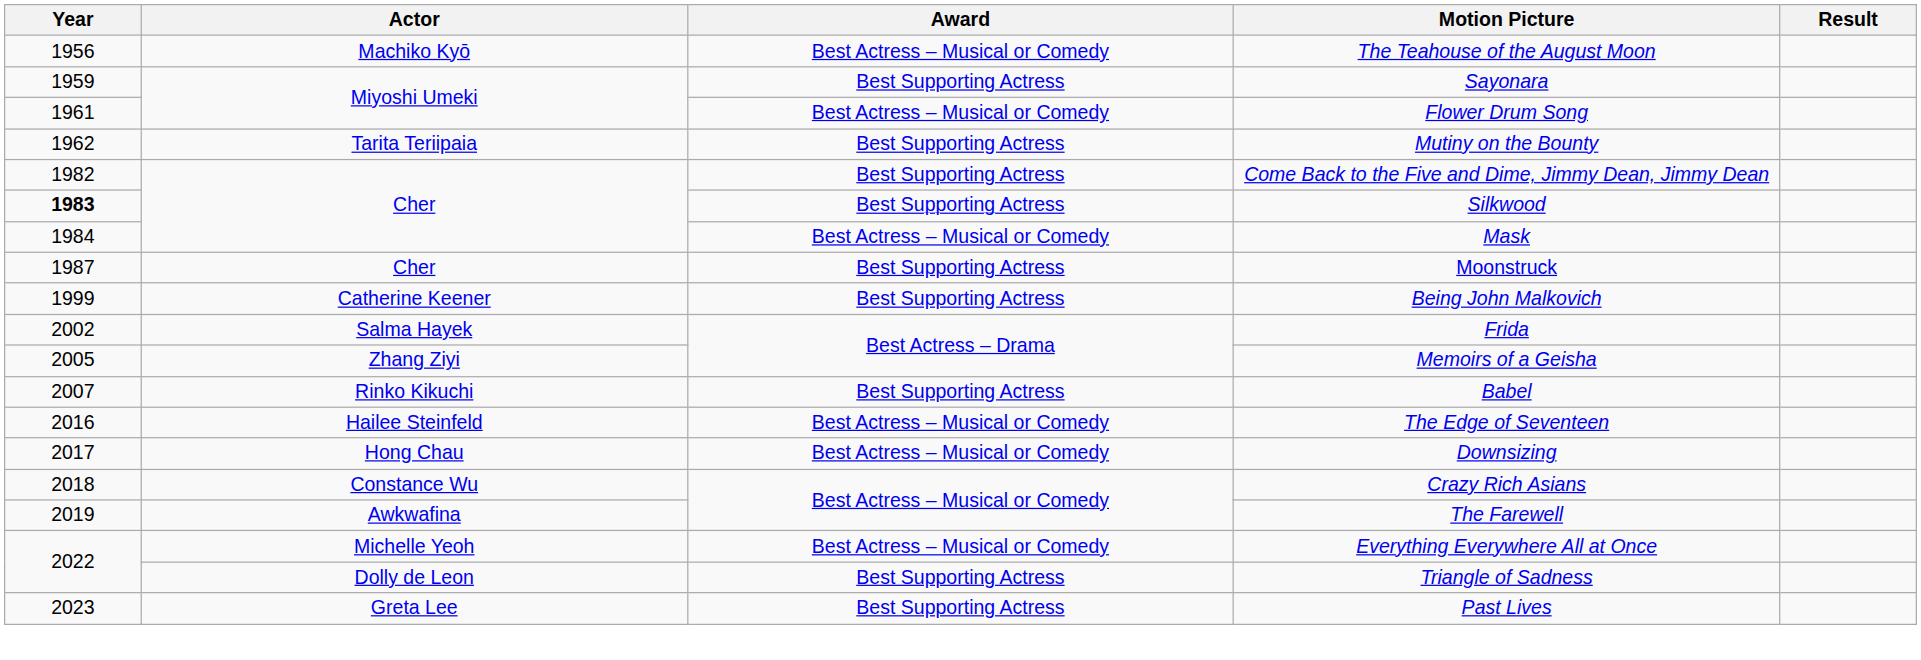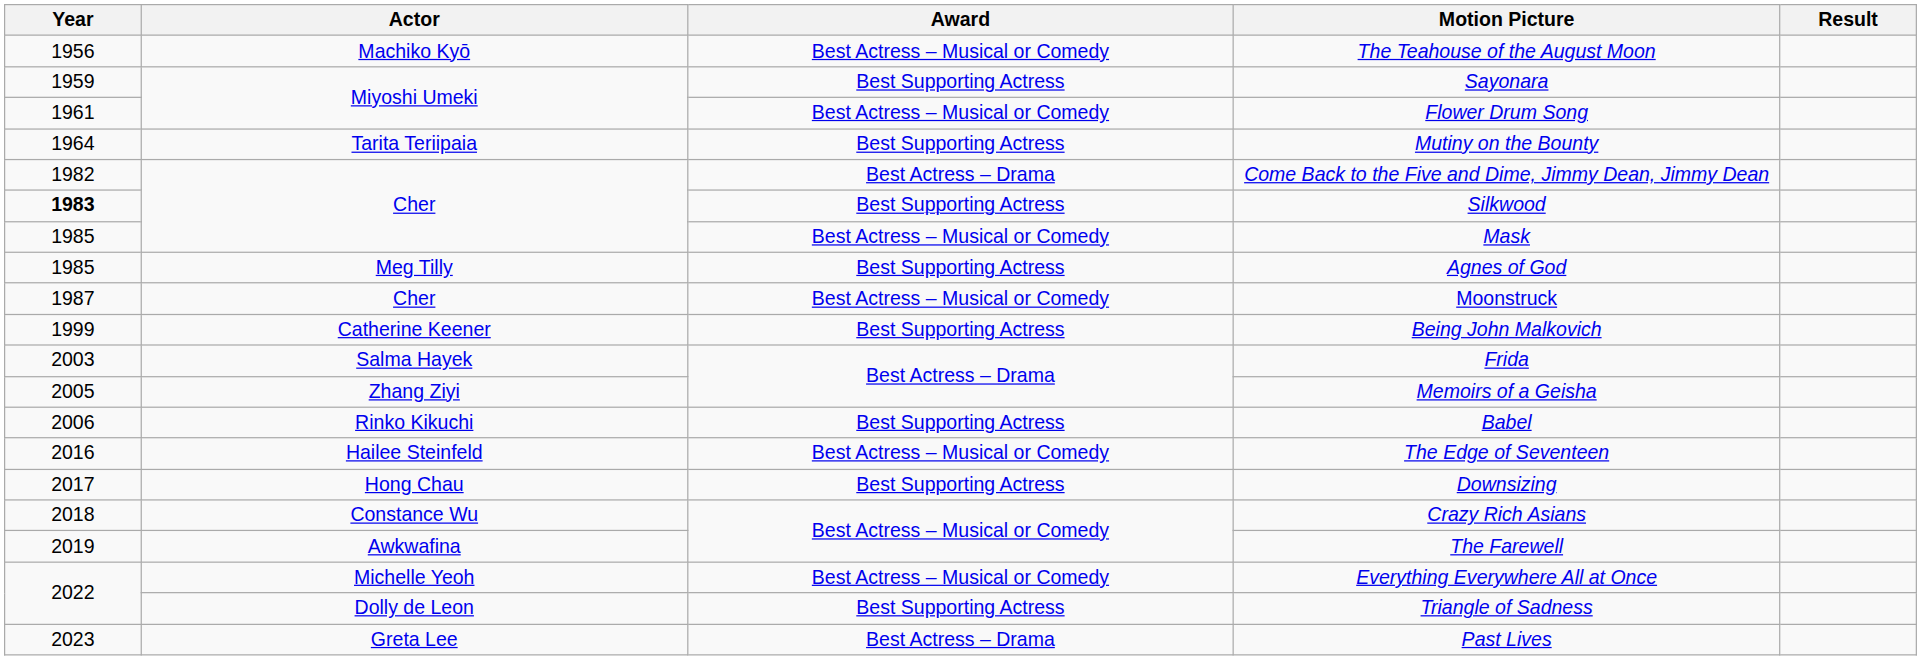(73, 143) 1962 -> (73, 143) 1964
(960, 174) Best Supporting Actress -> (960, 174) Best Actress – Drama
(73, 236) 1984 -> (73, 236) 1985
+ row: (1507, 267)
(960, 267) Best Supporting Actress -> (960, 298) Best Actress – Musical or Comedy
(73, 329) 2002 -> (73, 360) 2003
(73, 391) 2007 -> (73, 422) 2006
(960, 453) Best Actress – Musical or Comedy -> (960, 484) Best Supporting Actress
(960, 608) Best Supporting Actress -> (960, 639) Best Actress – Drama
